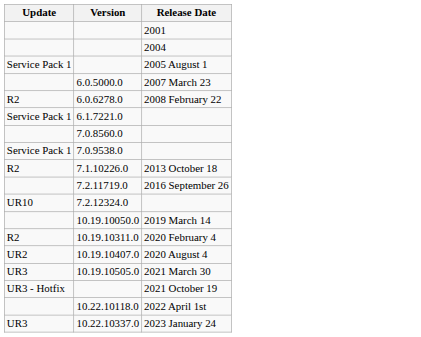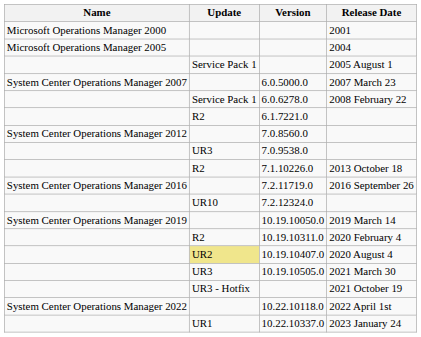+ column: (97, 13)
(13, 99) R2 -> (224, 99) Service Pack 1
(39, 116) Service Pack 1 -> (198, 116) R2
(39, 151) Service Pack 1 -> (202, 151) UR3
(17, 254) no background -> (202, 254) khaki background
(17, 323) UR3 -> (202, 323) UR1
